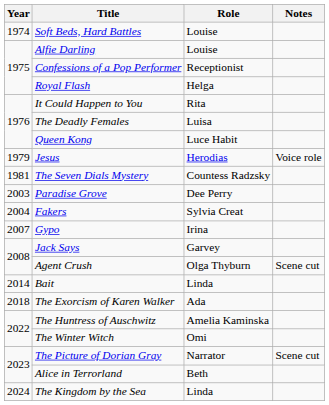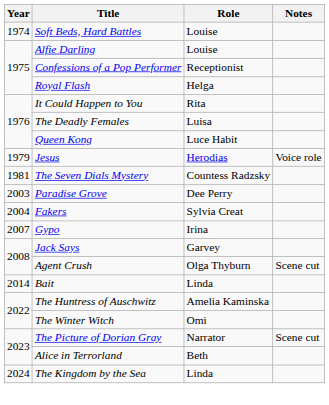- row: (105, 301)
